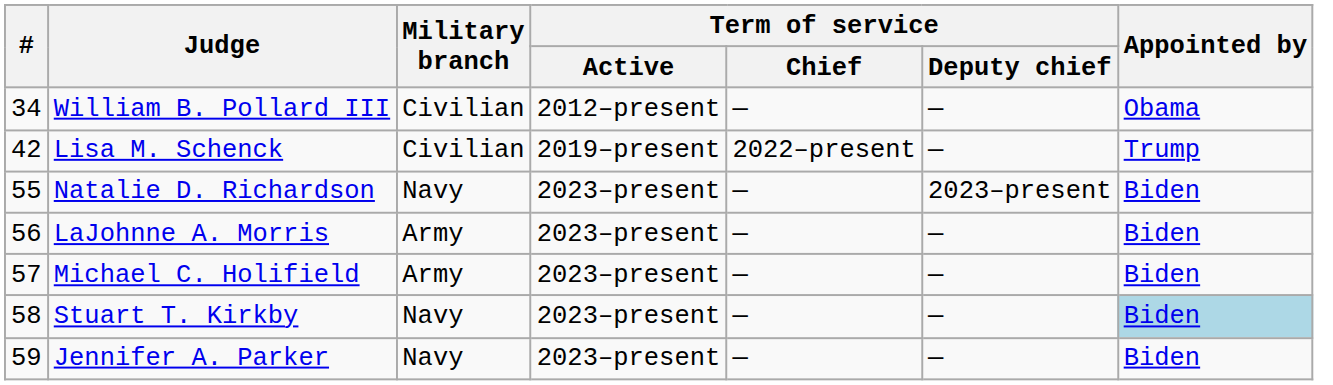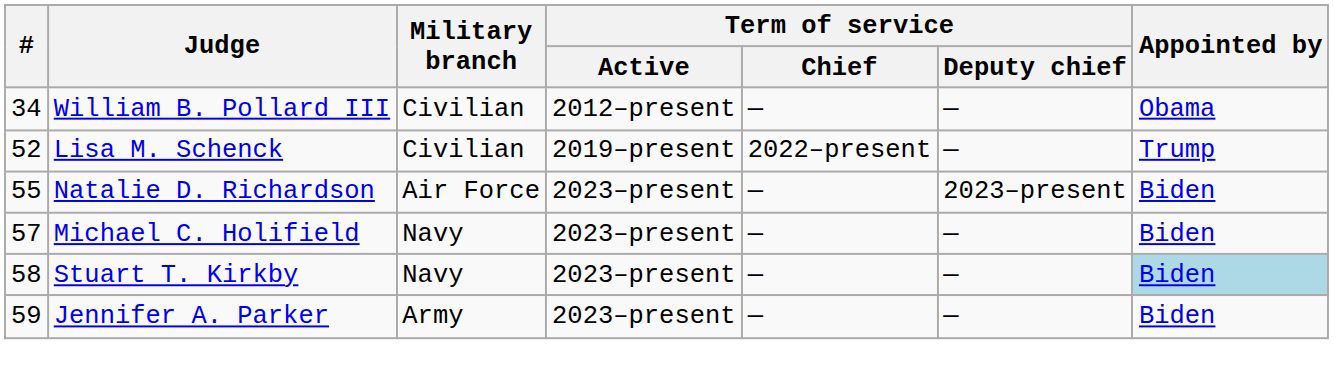(26, 150) 42 -> (26, 150) 52
(433, 192) Navy -> (471, 192) Air Force
- row: (191, 233)
(433, 275) Army -> (433, 233) Navy
(433, 358) Navy -> (433, 316) Army
